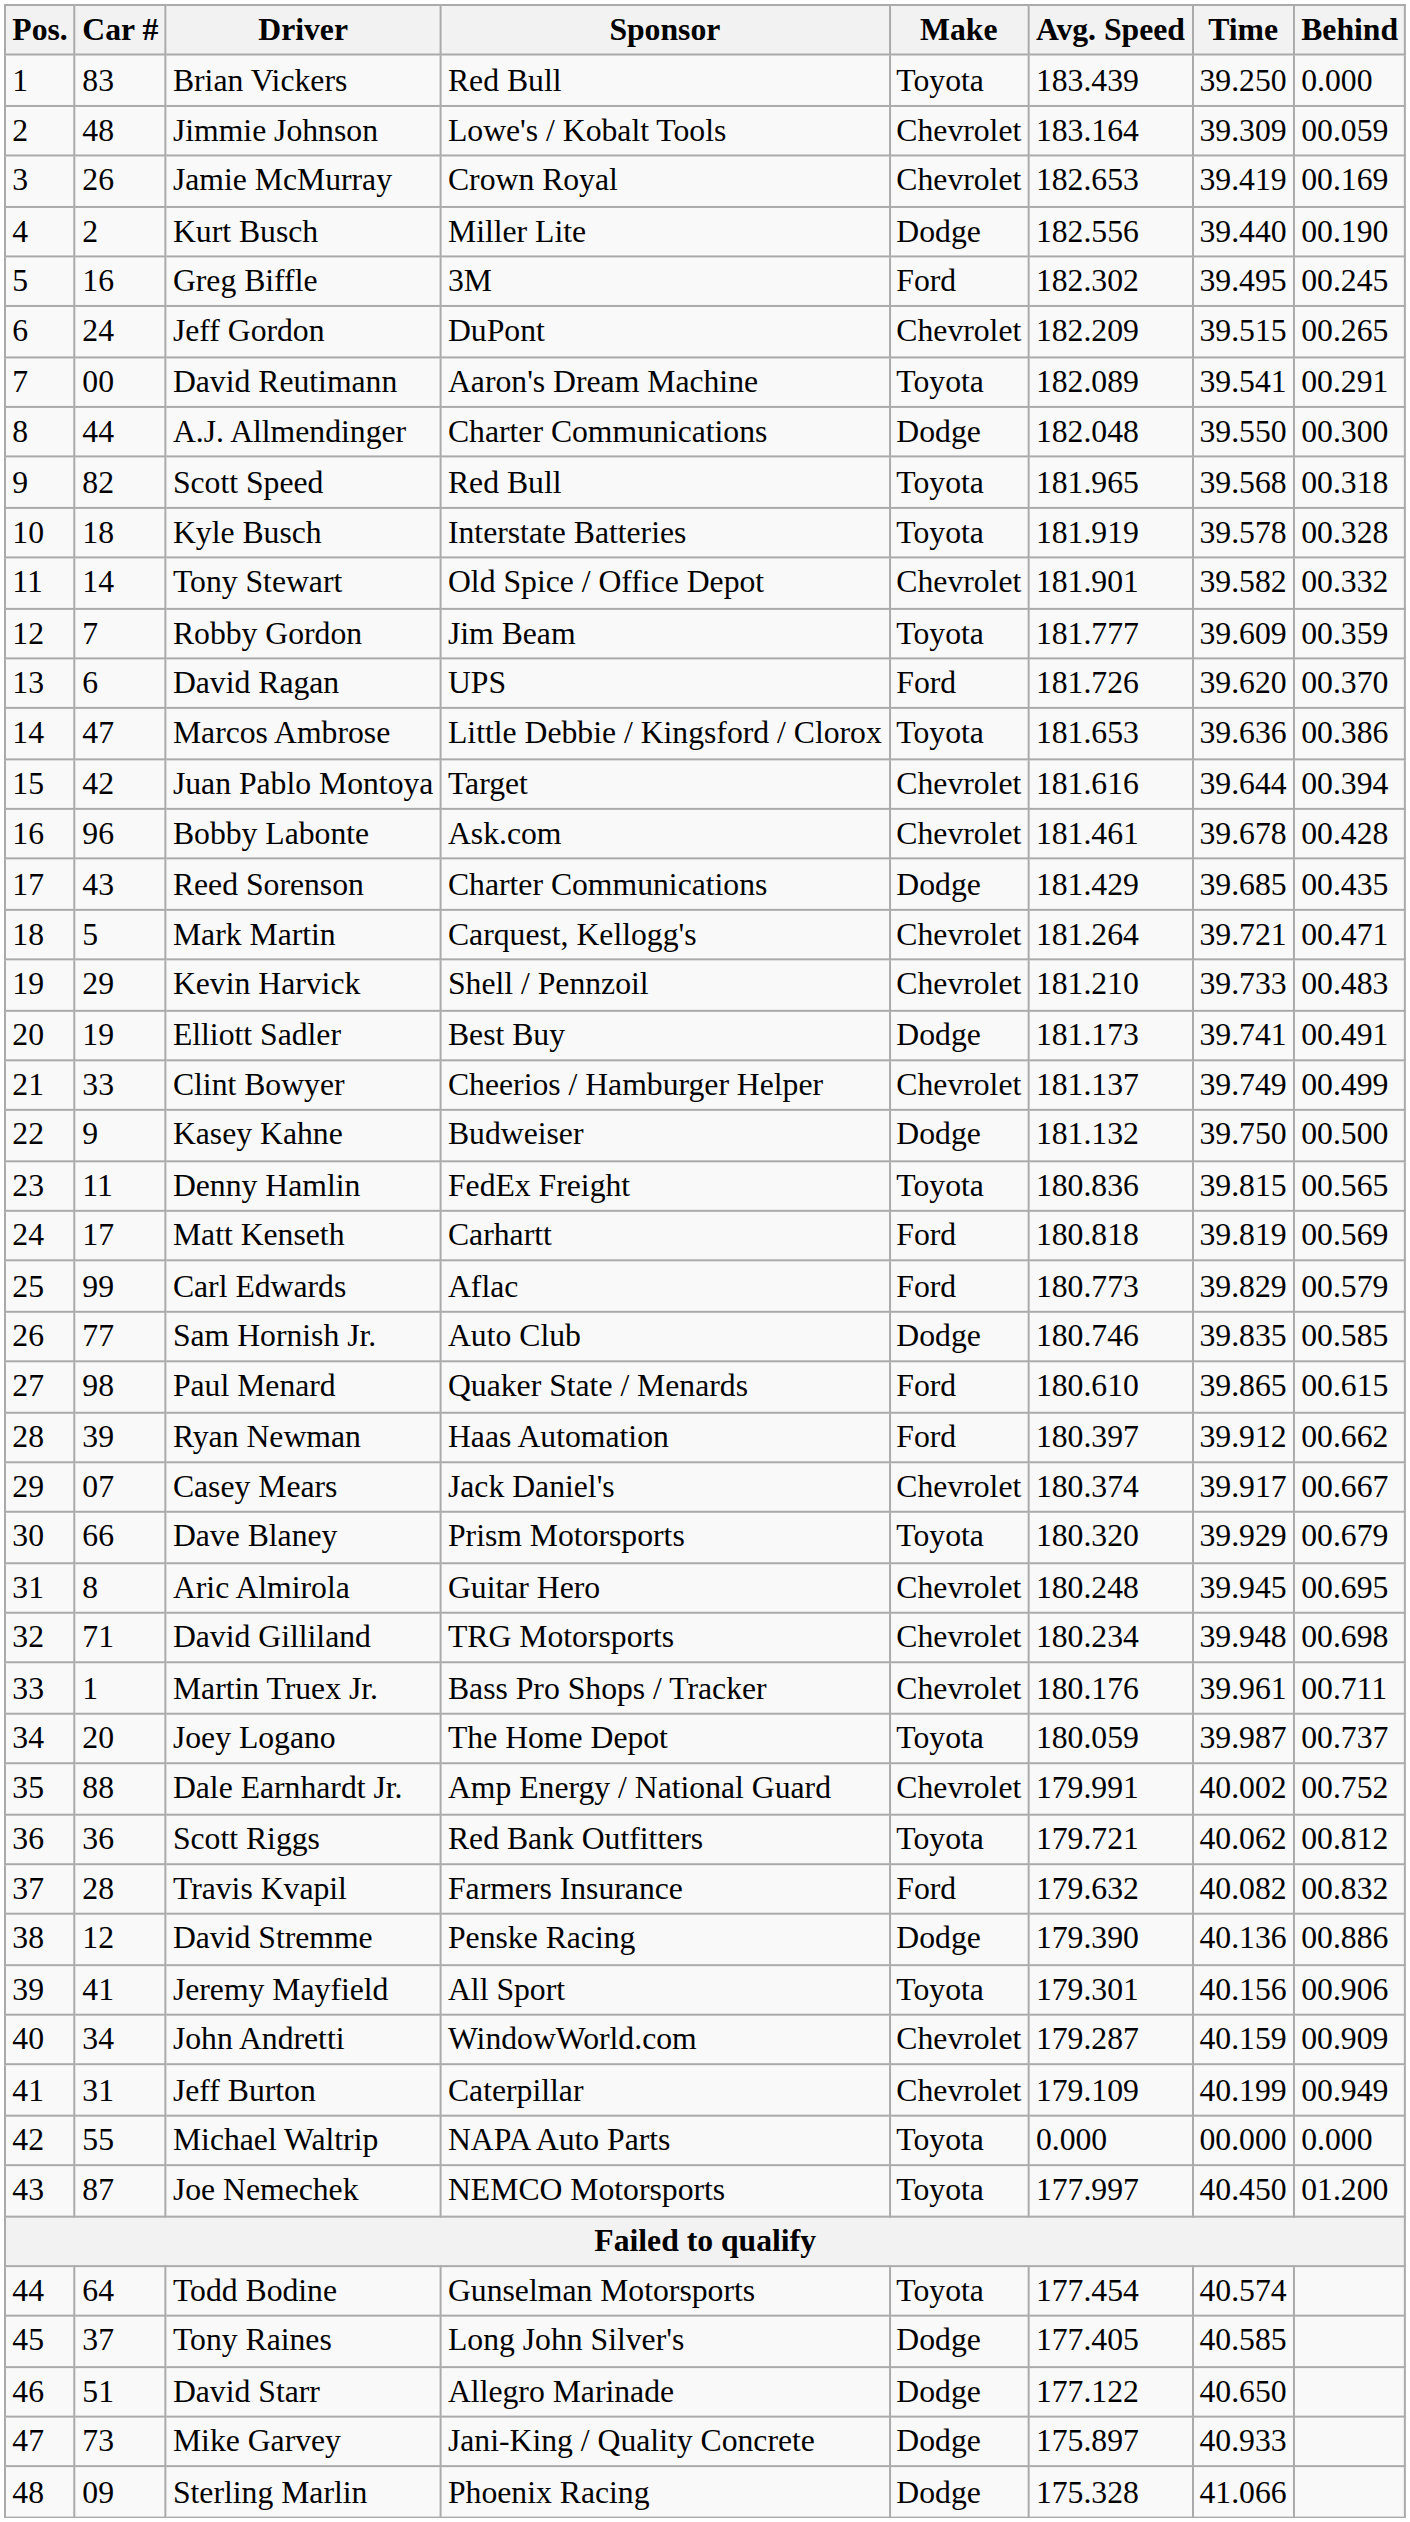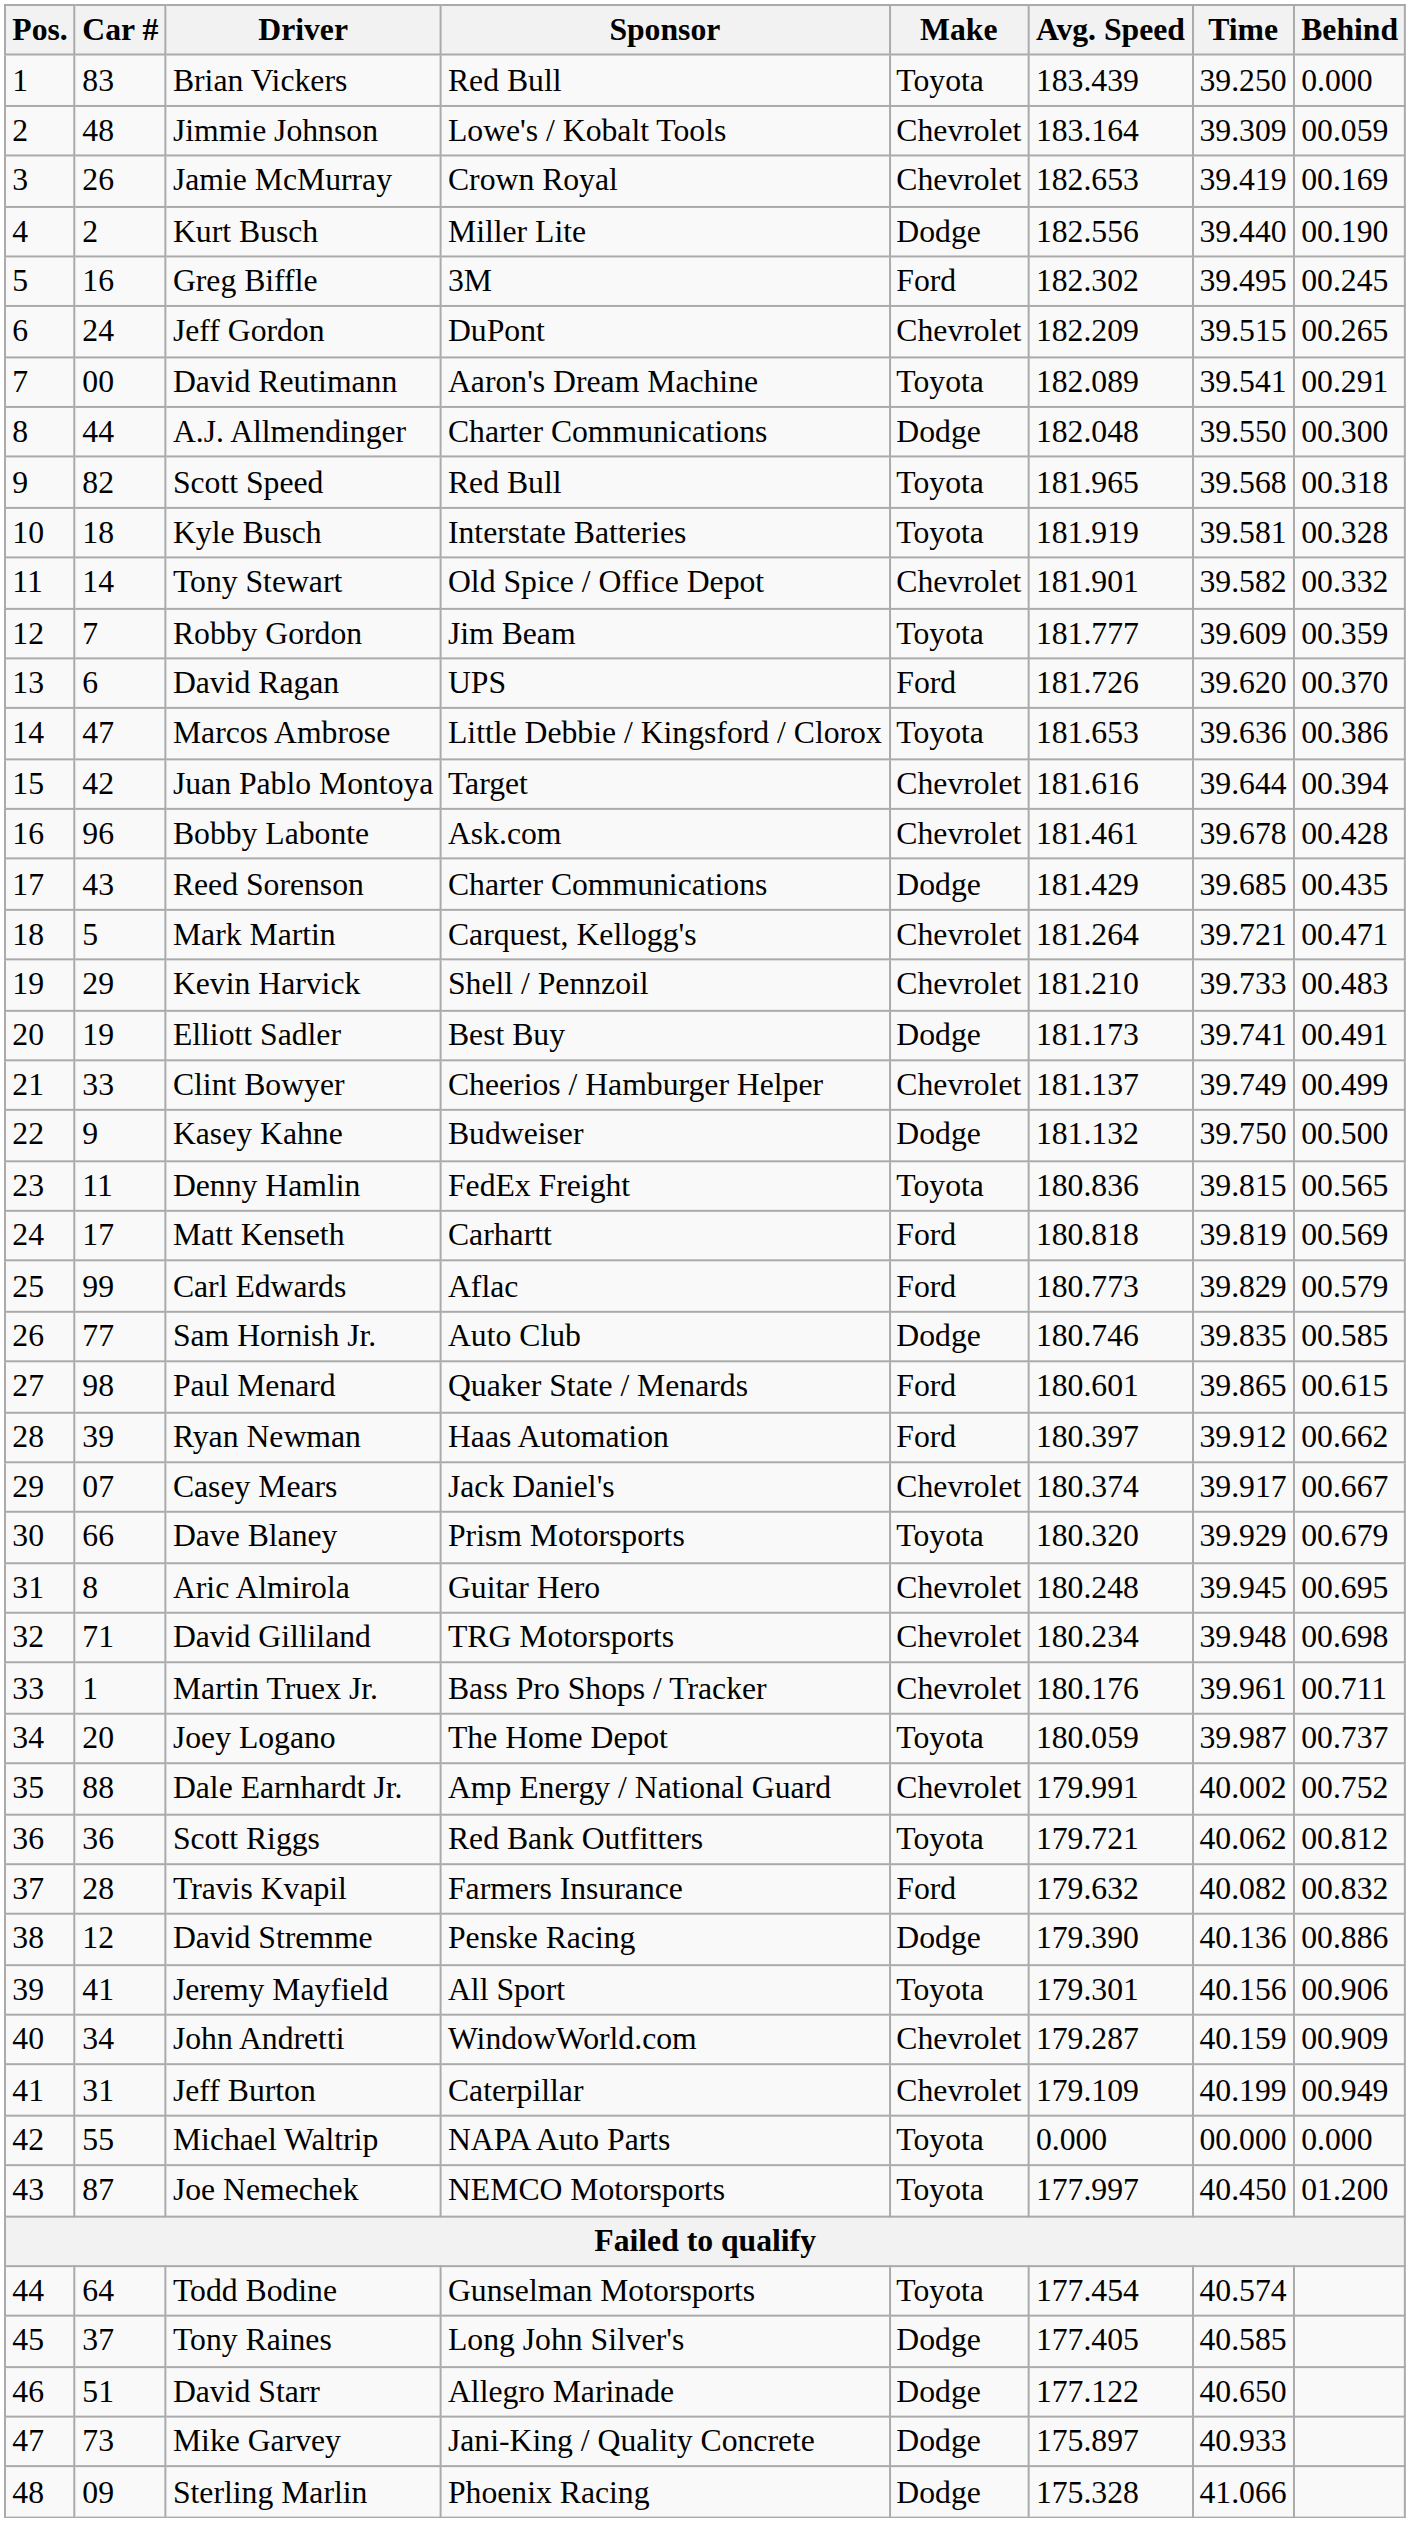(1243, 532) 39.578 -> (1243, 532) 39.581
(1087, 1386) 180.610 -> (1087, 1386) 180.601
